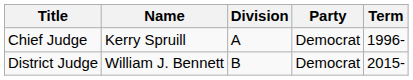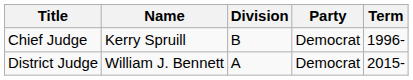(236, 39) A -> (236, 39) B
(236, 63) B -> (236, 63) A
